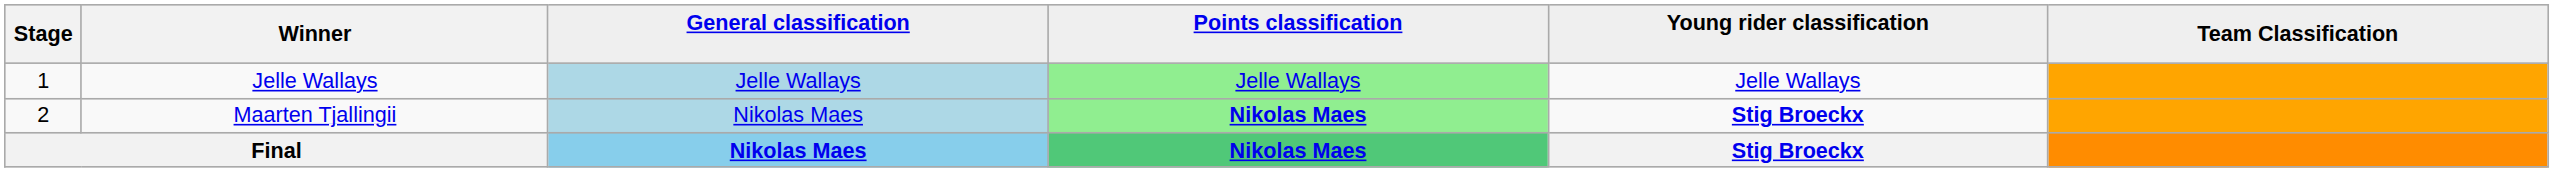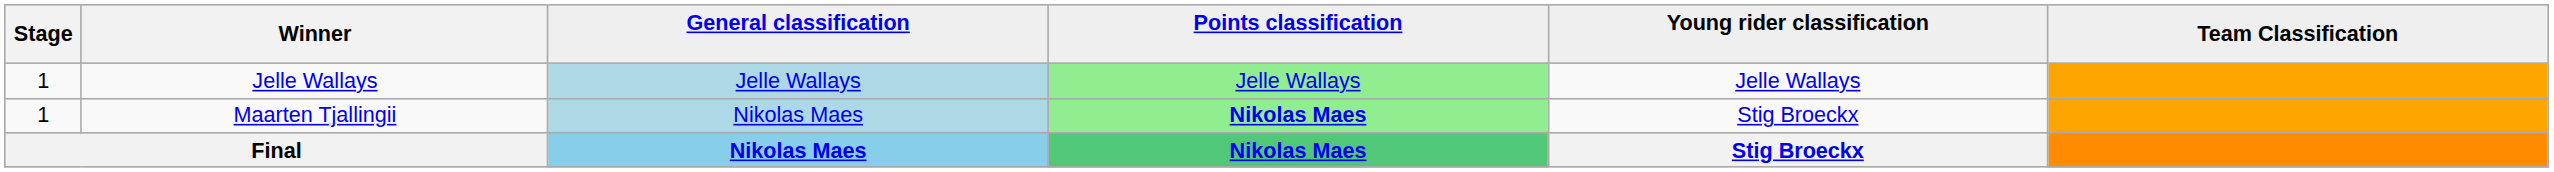(43, 116) 2 -> (43, 116) 1
(1798, 116) bold -> (1798, 116) normal
